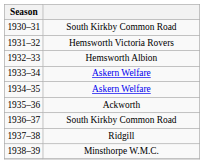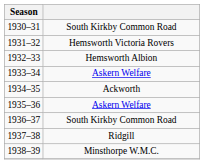(121, 89) Askern Welfare -> (121, 89) Ackworth
(121, 104) Ackworth -> (121, 104) Askern Welfare
